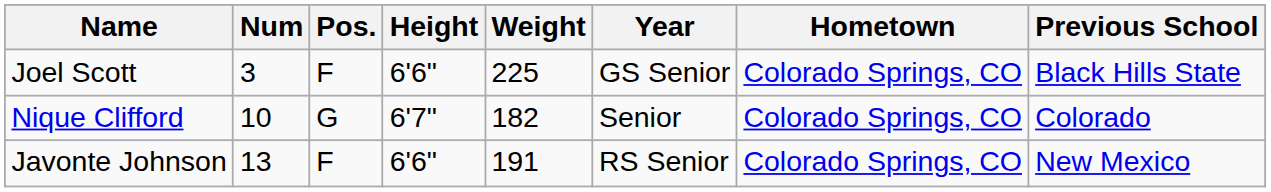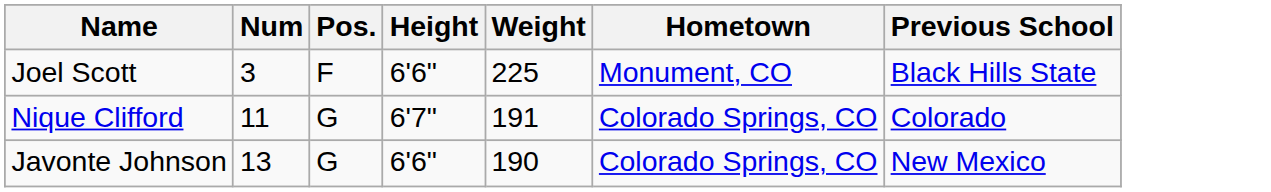- column: (665, 27)
(883, 72) Colorado Springs, CO -> (695, 72) Monument, CO
(256, 117) 10 -> (255, 117) 11
(515, 117) 182 -> (515, 117) 191
(325, 162) F -> (327, 162) G
(515, 162) 191 -> (515, 162) 190
